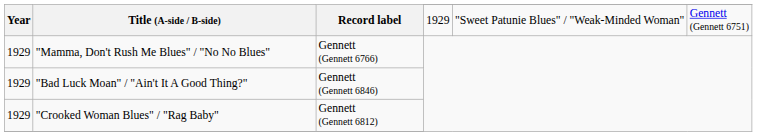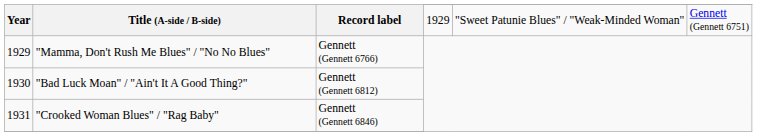(19, 83) 1929 -> (19, 83) 1930
(348, 83) Gennett (Gennett 6846) -> (348, 83) Gennett (Gennett 6812)
(19, 115) 1929 -> (19, 115) 1931
(348, 115) Gennett (Gennett 6812) -> (348, 115) Gennett (Gennett 6846)
